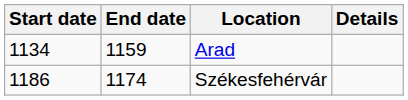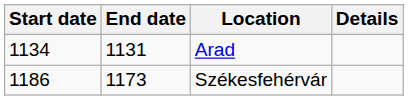(126, 49) 1159 -> (126, 49) 1131
(126, 79) 1174 -> (126, 79) 1173
